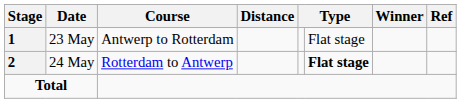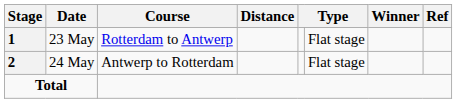(167, 39) Antwerp to Rotterdam -> (167, 39) Rotterdam to Antwerp
(167, 62) Rotterdam to Antwerp -> (167, 62) Antwerp to Rotterdam
(338, 62) bold -> (336, 62) normal
